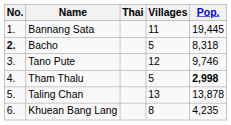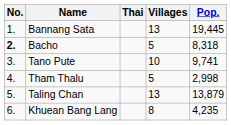(154, 29) 11 -> (154, 29) 13
(154, 62) 12 -> (154, 62) 10
(205, 62) 9,746 -> (205, 62) 9,741
(205, 78) bold -> (205, 78) normal
(208, 95) 13,878 -> (208, 95) 13,879
